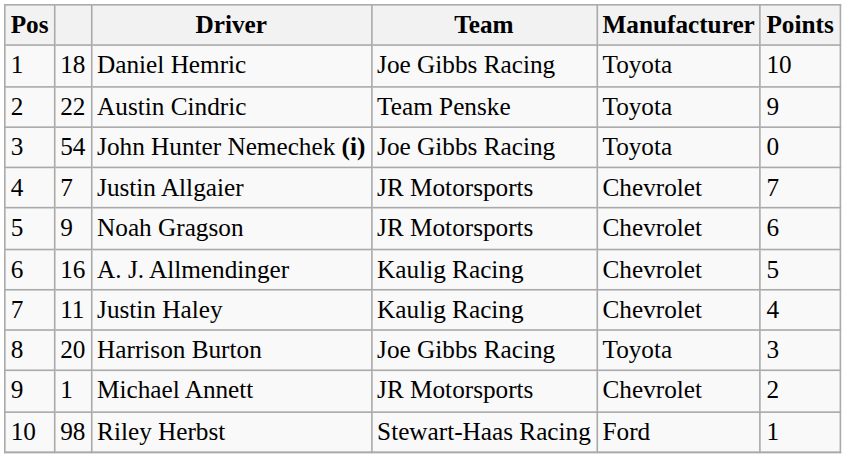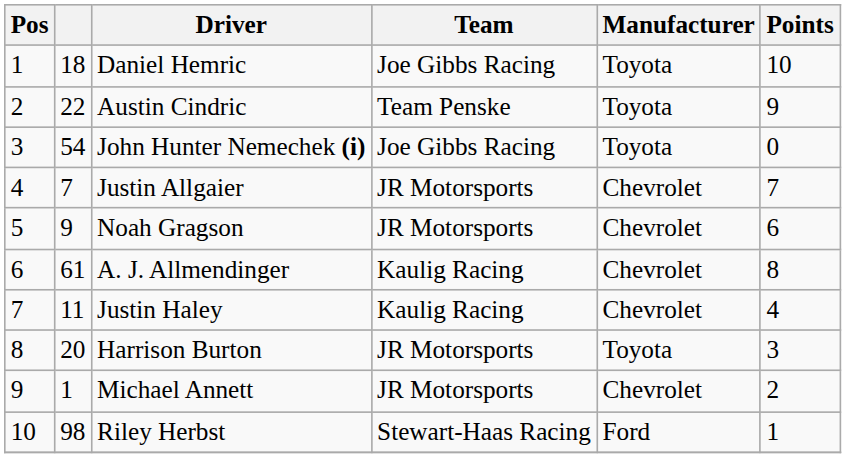(73, 268) 16 -> (73, 268) 61
(773, 268) 5 -> (773, 268) 8
(466, 349) Joe Gibbs Racing -> (455, 349) JR Motorsports
